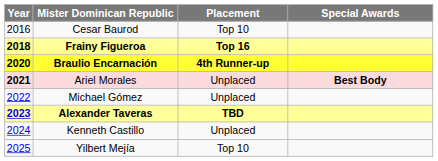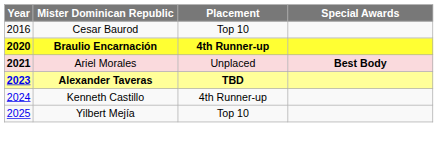- row: (105, 47)
- row: (105, 97)
(233, 131) Unplaced -> (233, 97) 4th Runner-up
